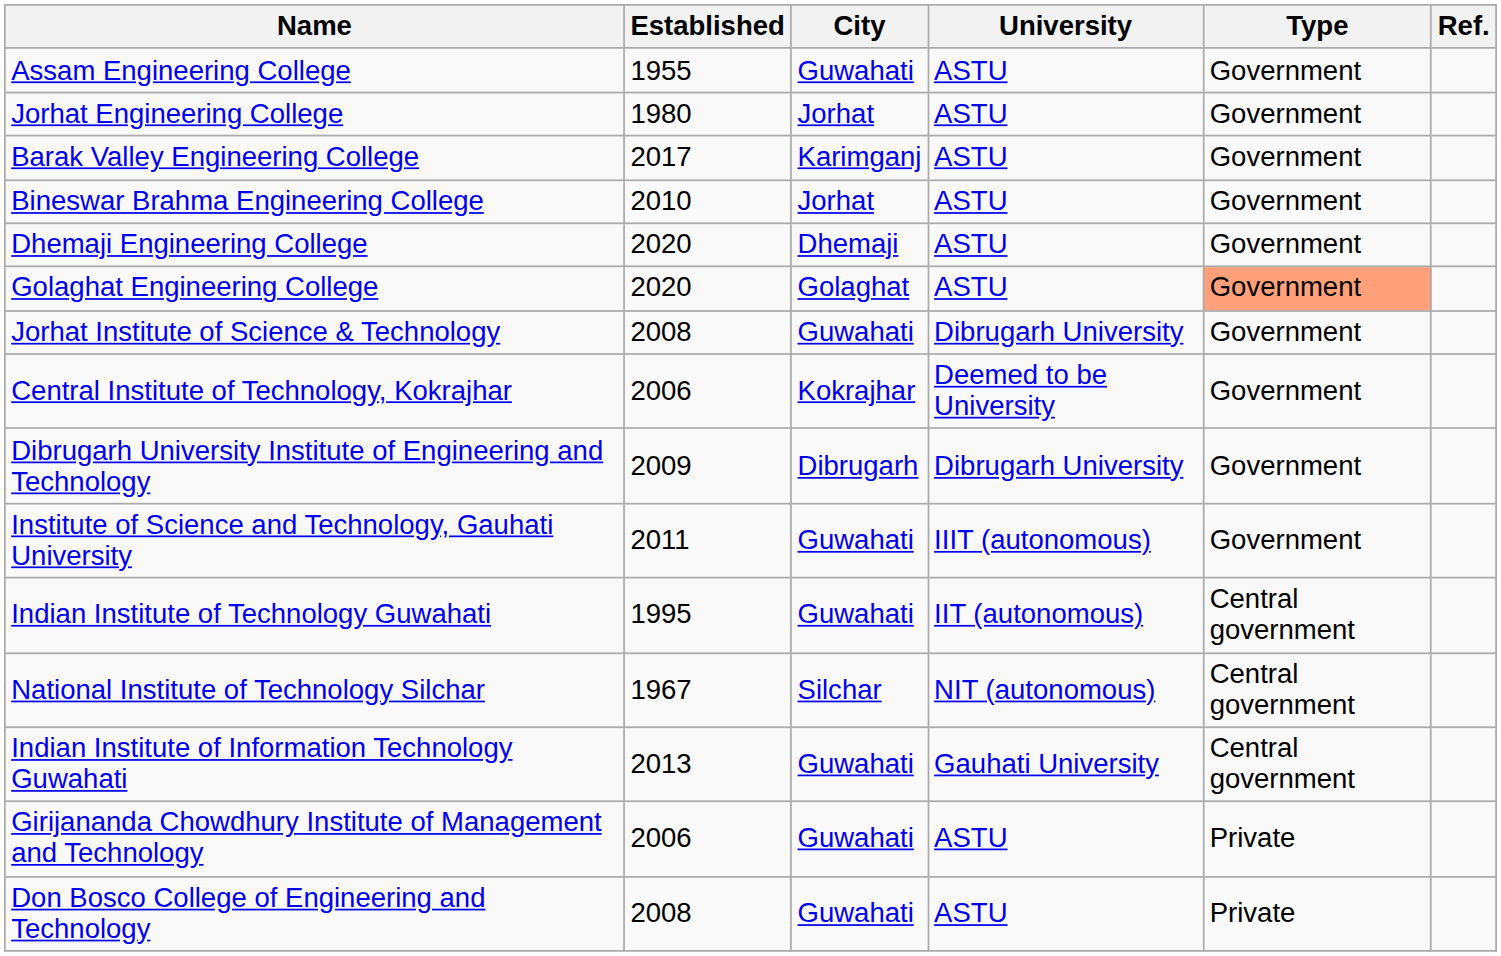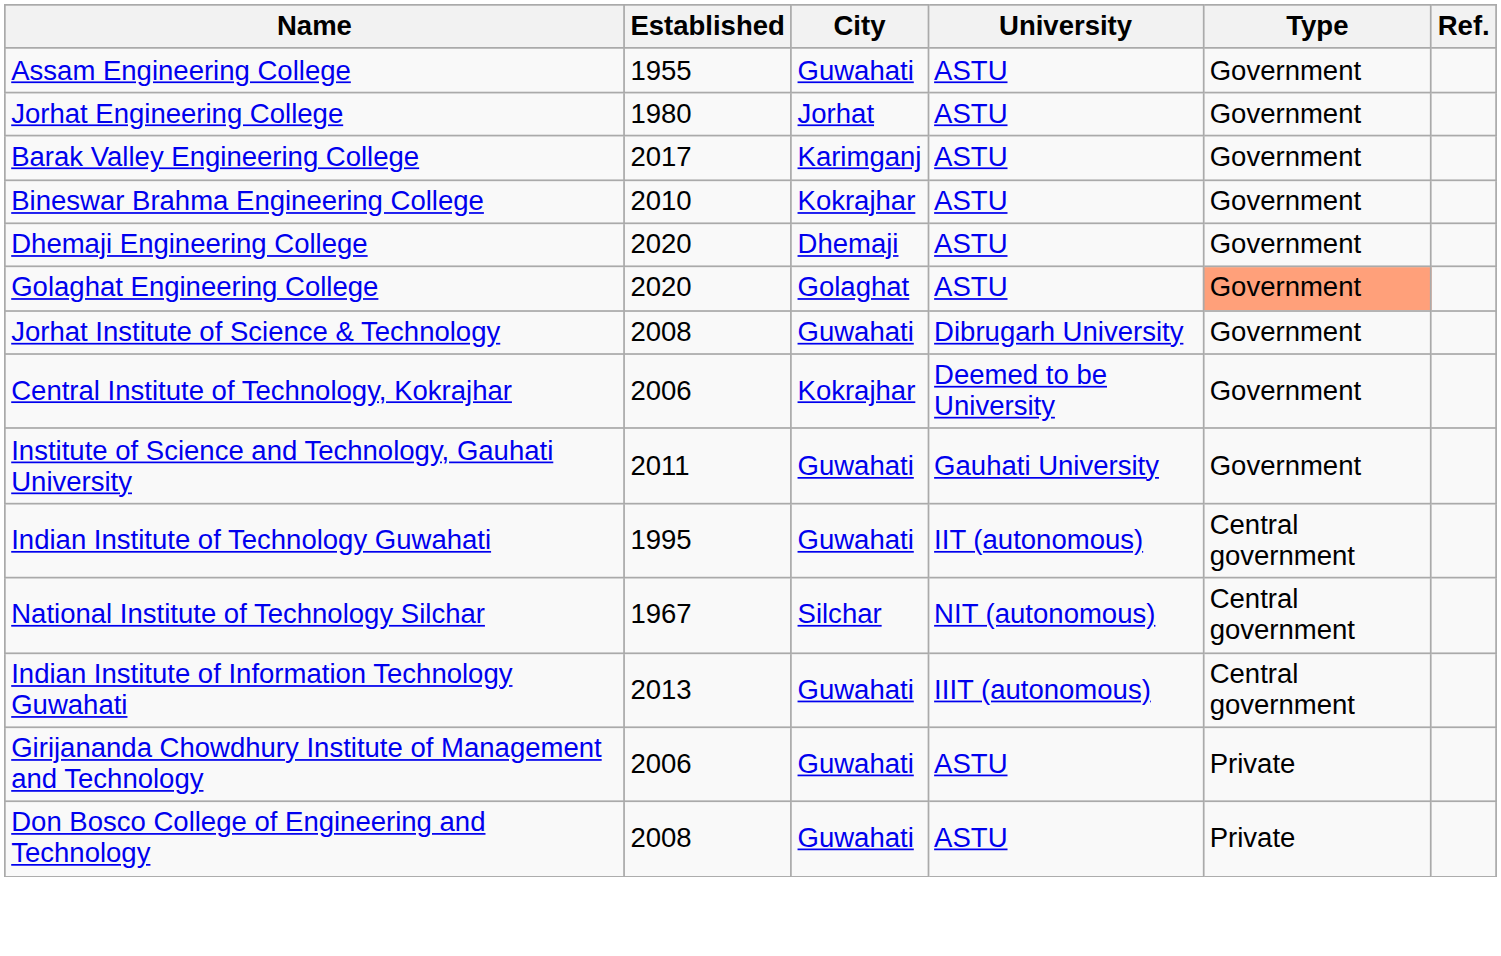(836, 200) Jorhat -> (856, 200) Kokrajhar
- row: (307, 465)
(1042, 540) IIIT (autonomous) -> (1047, 465) Gauhati University
(1047, 763) Gauhati University -> (1042, 689) IIIT (autonomous)
